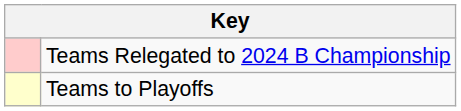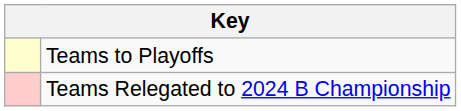rows swapped: (130, 88) <-> (248, 55)
